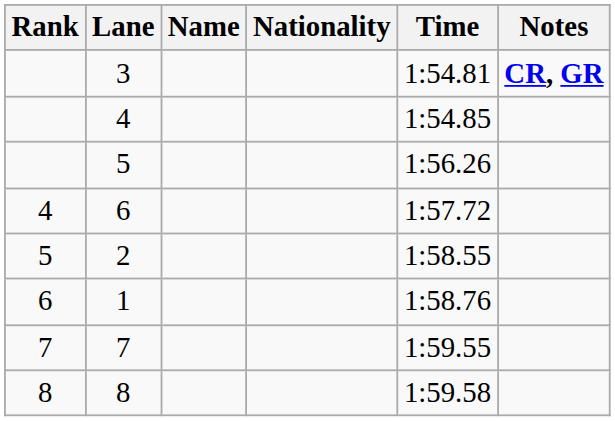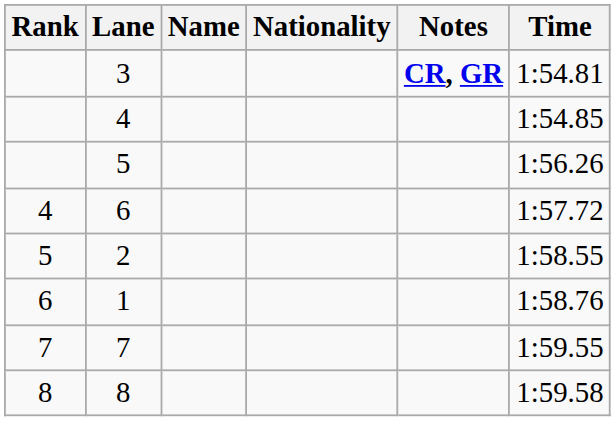columns swapped: (447, 27) <-> (554, 27)
